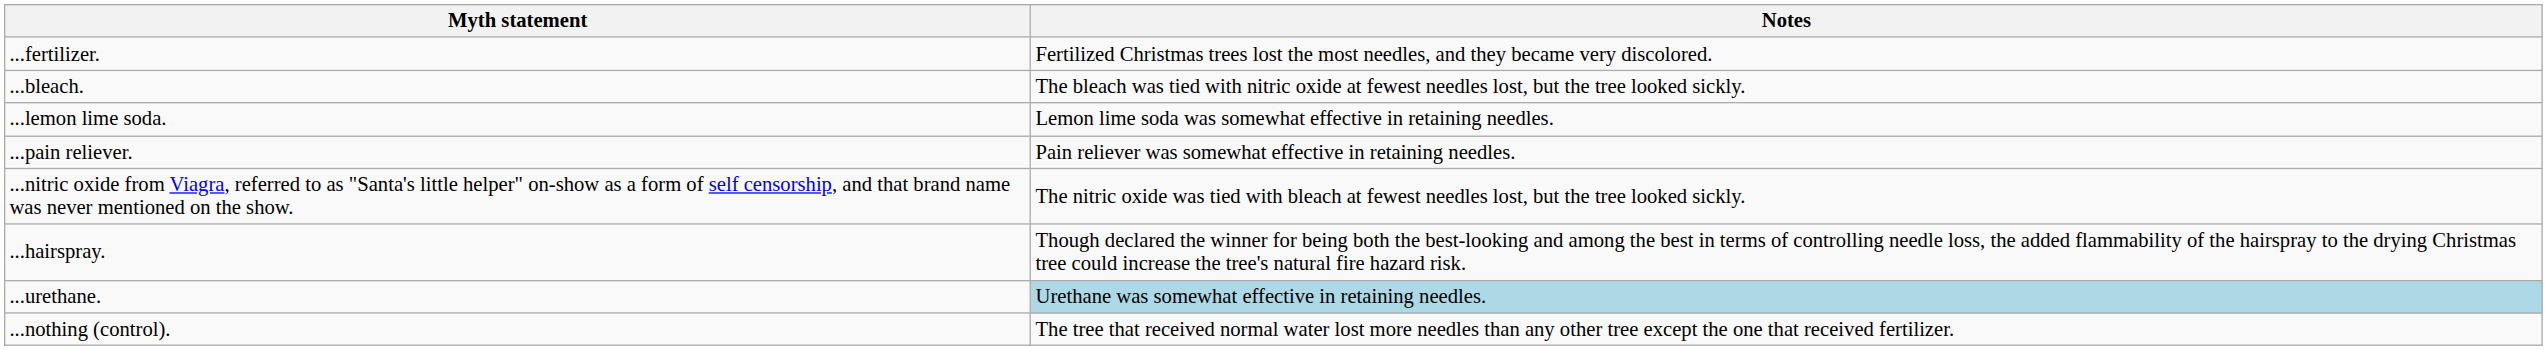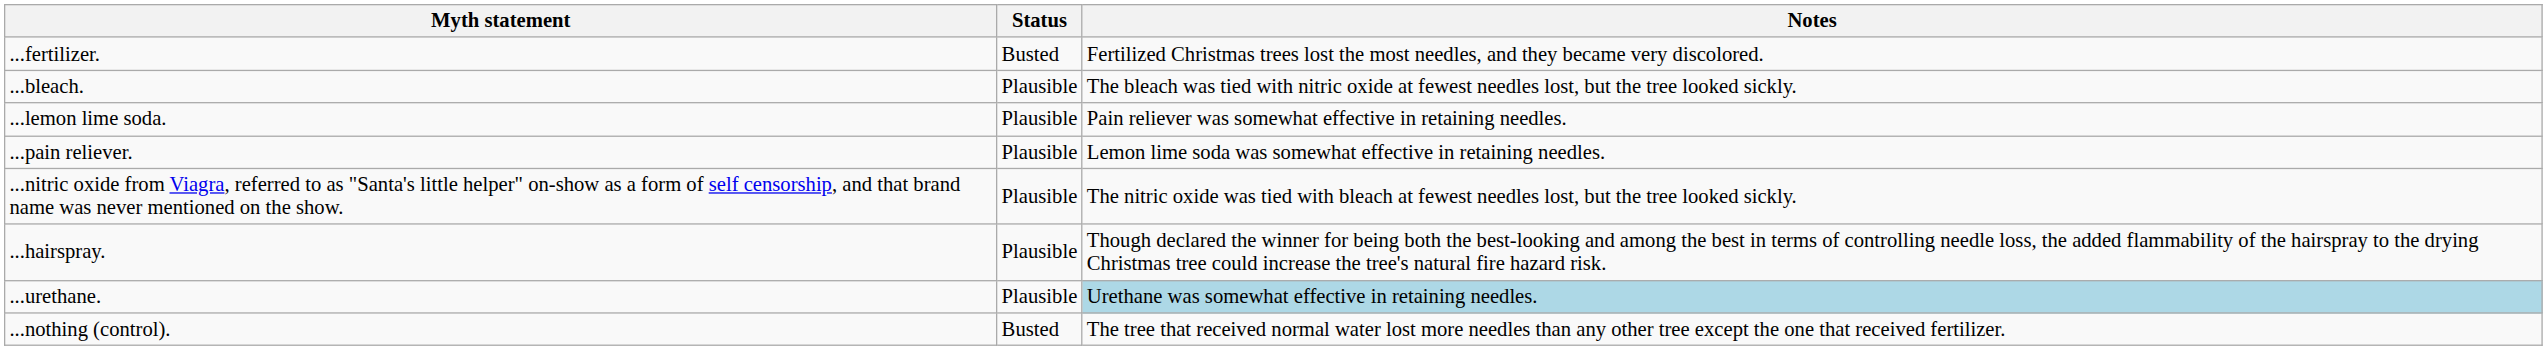+ column: (1039, 20)
(1295, 119) Lemon lime soda was somewhat effective in retaining needles. -> (1327, 119) Pain reliever was somewhat effective in retaining needles.
(1275, 151) Pain reliever was somewhat effective in retaining needles. -> (1346, 151) Lemon lime soda was somewhat effective in retaining needles.
